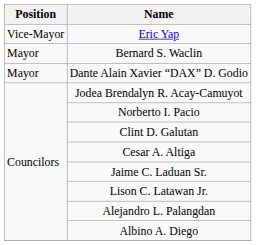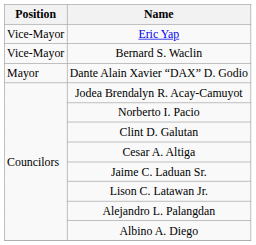(23, 53) Mayor -> (36, 53) Vice-Mayor
